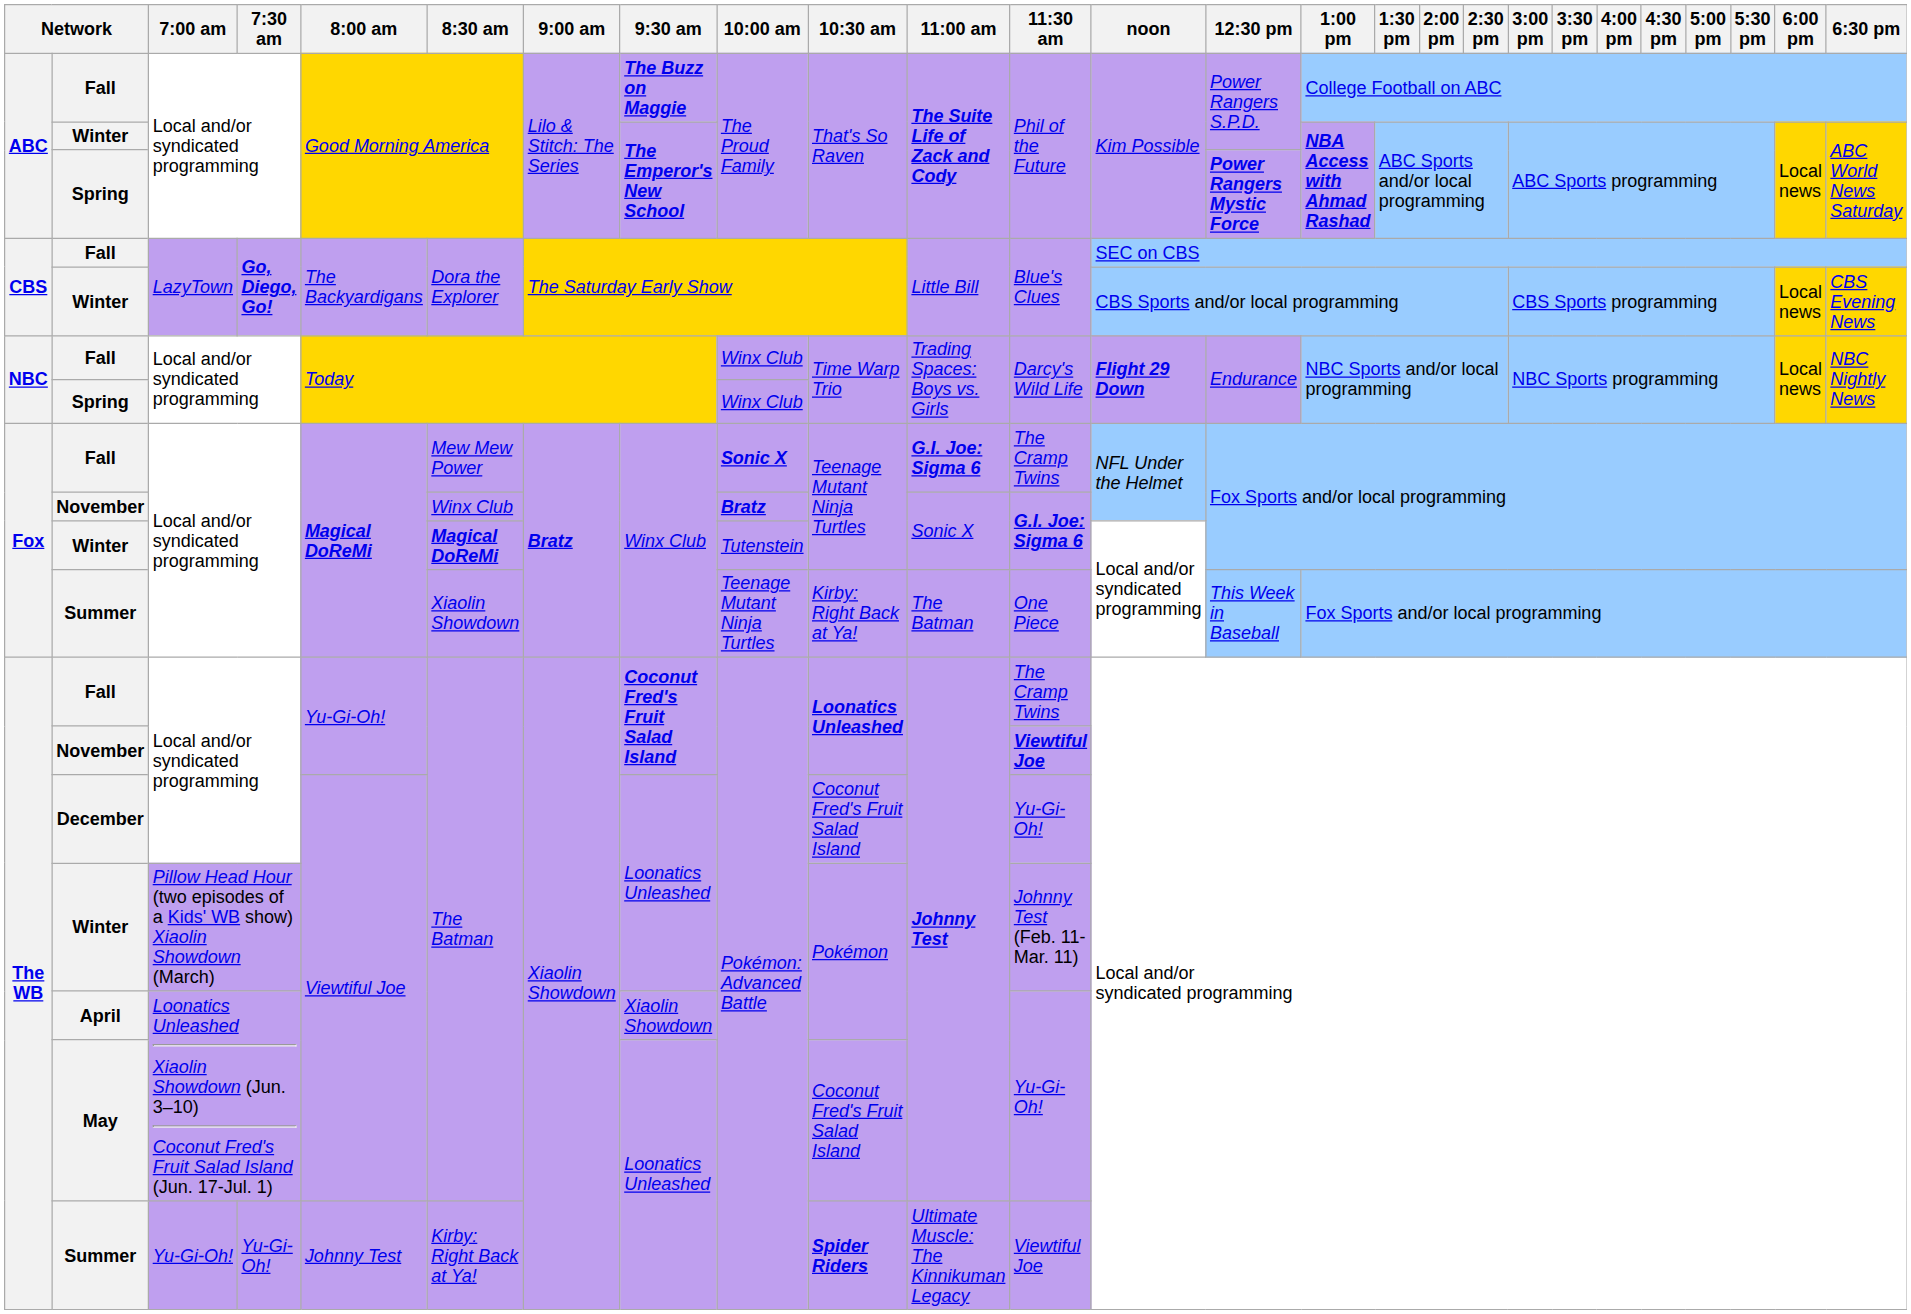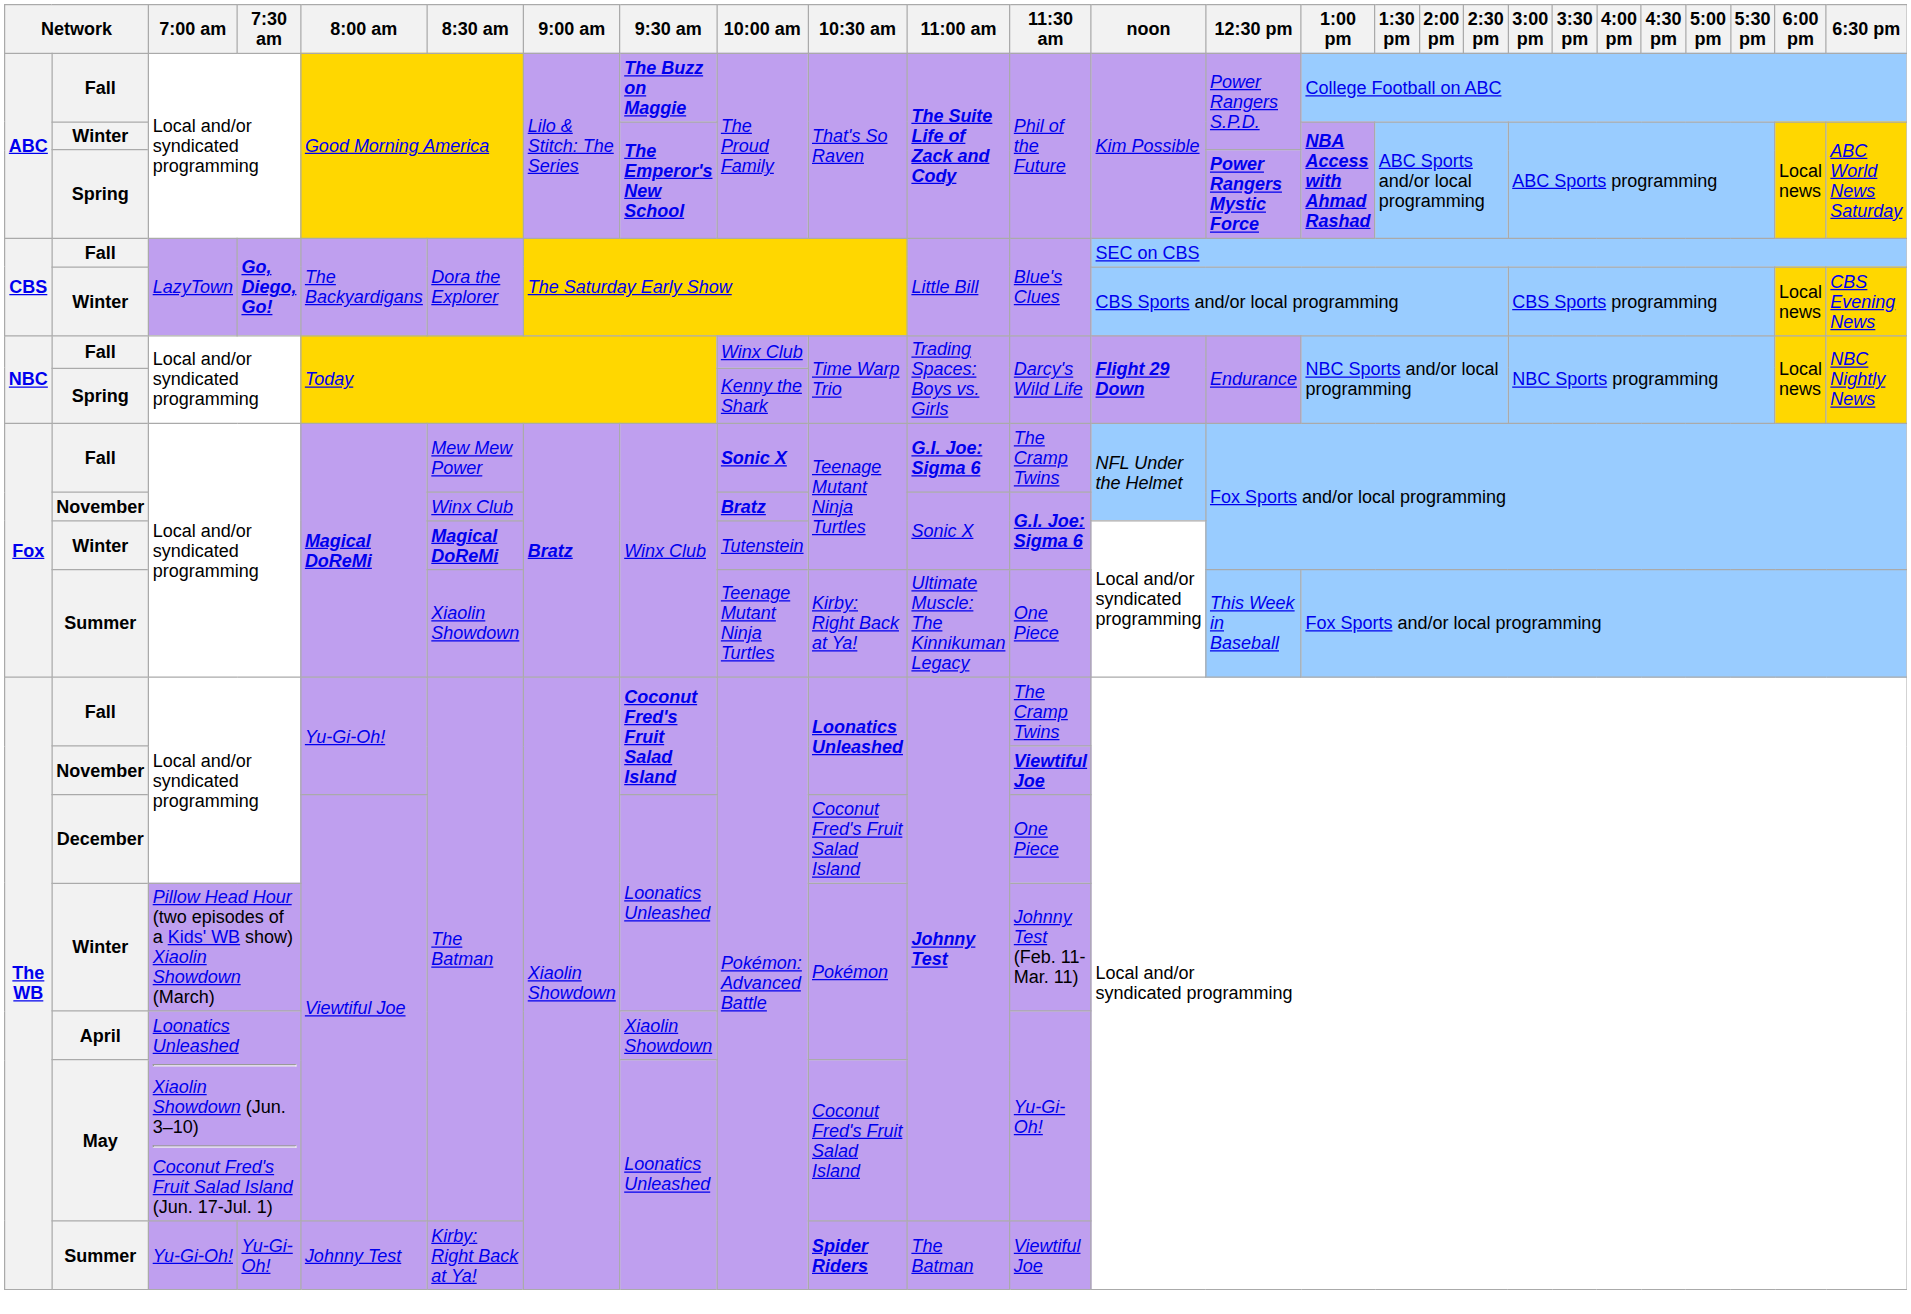(762, 402) Winx Club -> (761, 396) Kenny the Shark
(942, 614) The Batman -> (958, 624) Ultimate Muscle: The Kinnikuman Legacy
(1039, 819) Yu-Gi-Oh! -> (1036, 839) One Piece
(958, 1255) Ultimate Muscle: The Kinnikuman Legacy -> (942, 1255) The Batman
